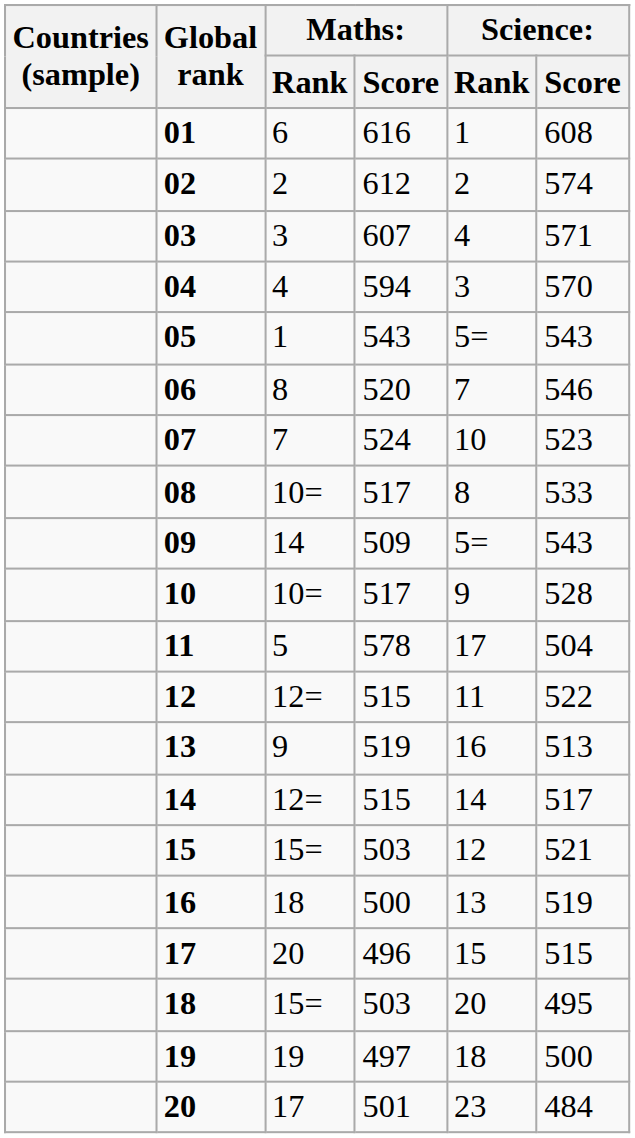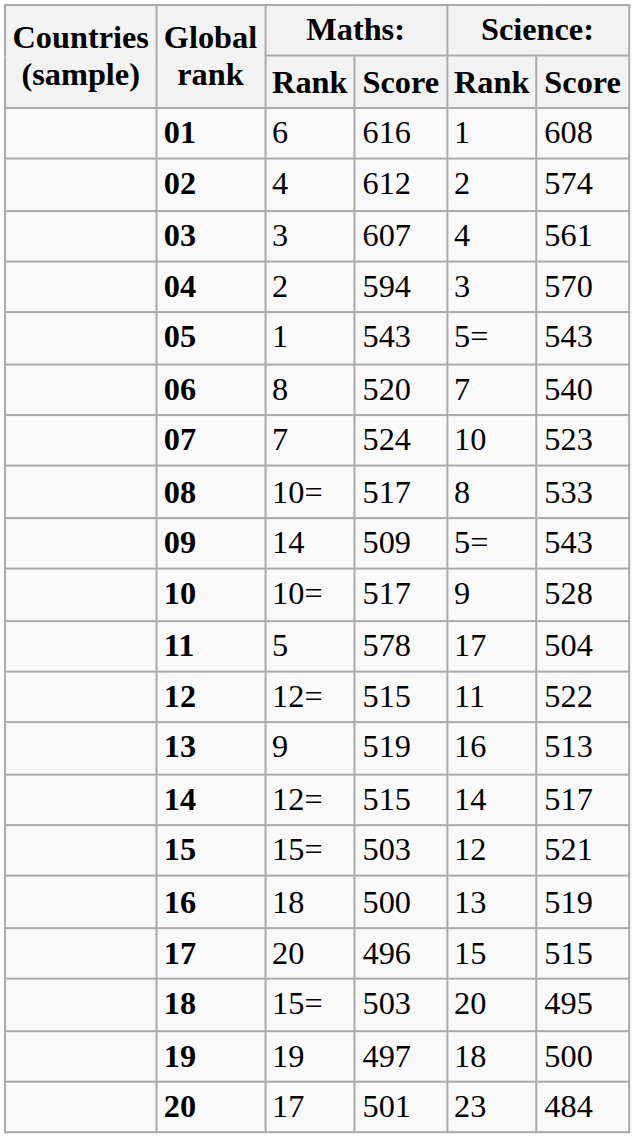(280, 183) 2 -> (280, 183) 4
(569, 235) 571 -> (569, 235) 561
(280, 286) 4 -> (280, 286) 2
(569, 388) 546 -> (569, 388) 540
